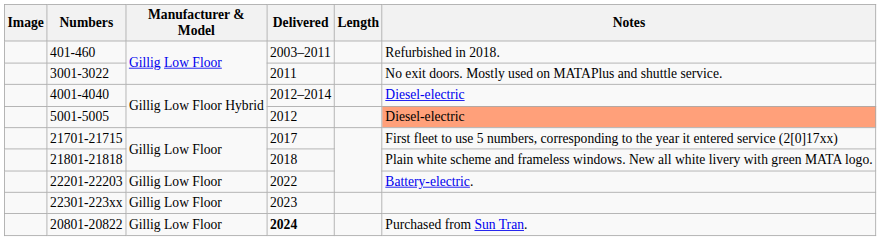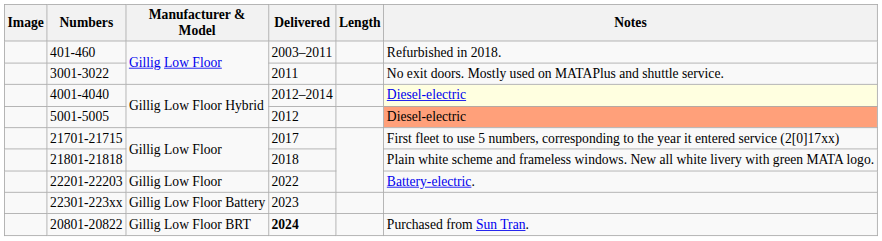(425, 95) no background -> (426, 95) lightyellow background
(175, 203) Gillig Low Floor -> (197, 203) Gillig Low Floor Battery
(175, 224) Gillig Low Floor -> (190, 224) Gillig Low Floor BRT
